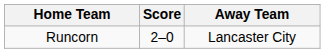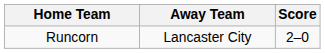columns swapped: (162, 15) <-> (252, 15)
